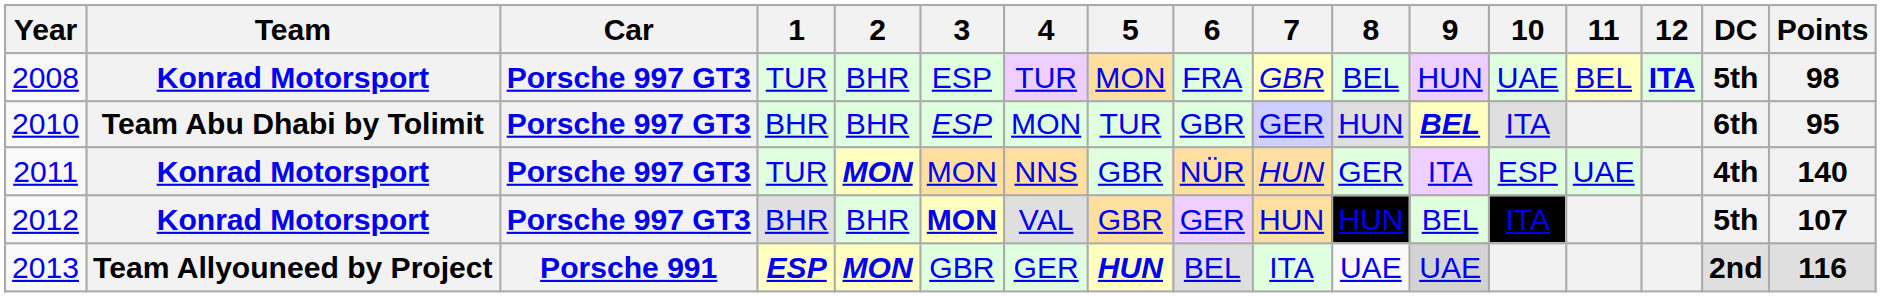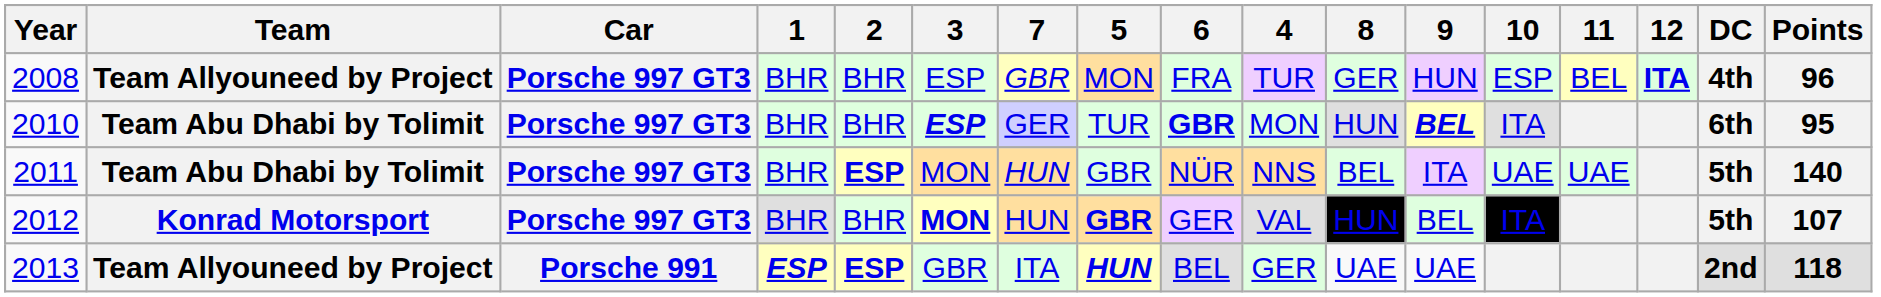columns swapped: (1046, 29) <-> (1292, 29)
(293, 77) Konrad Motorsport -> (293, 77) Team Allyouneed by Project
(797, 77) TUR -> (797, 77) BHR
(1371, 77) BEL -> (1366, 77) GER
(1528, 77) UAE -> (1523, 77) ESP
(1736, 77) 5th -> (1731, 77) 4th
(1823, 77) 98 -> (1818, 77) 96
(962, 124) normal -> (955, 124) bold
(1212, 124) normal -> (1201, 124) bold
(293, 172) Konrad Motorsport -> (293, 172) Team Abu Dhabi by Tolimit
(797, 172) TUR -> (797, 172) BHR
(878, 172) MON -> (874, 172) ESP
(1371, 172) GER -> (1366, 172) BEL
(1528, 172) ESP -> (1523, 172) UAE
(1736, 172) 4th -> (1731, 172) 5th
(1130, 219) normal -> (1119, 219) bold
(878, 267) MON -> (874, 267) ESP
(1450, 267) lightgrey background -> (1445, 267) no background
(1823, 267) 116 -> (1818, 267) 118
